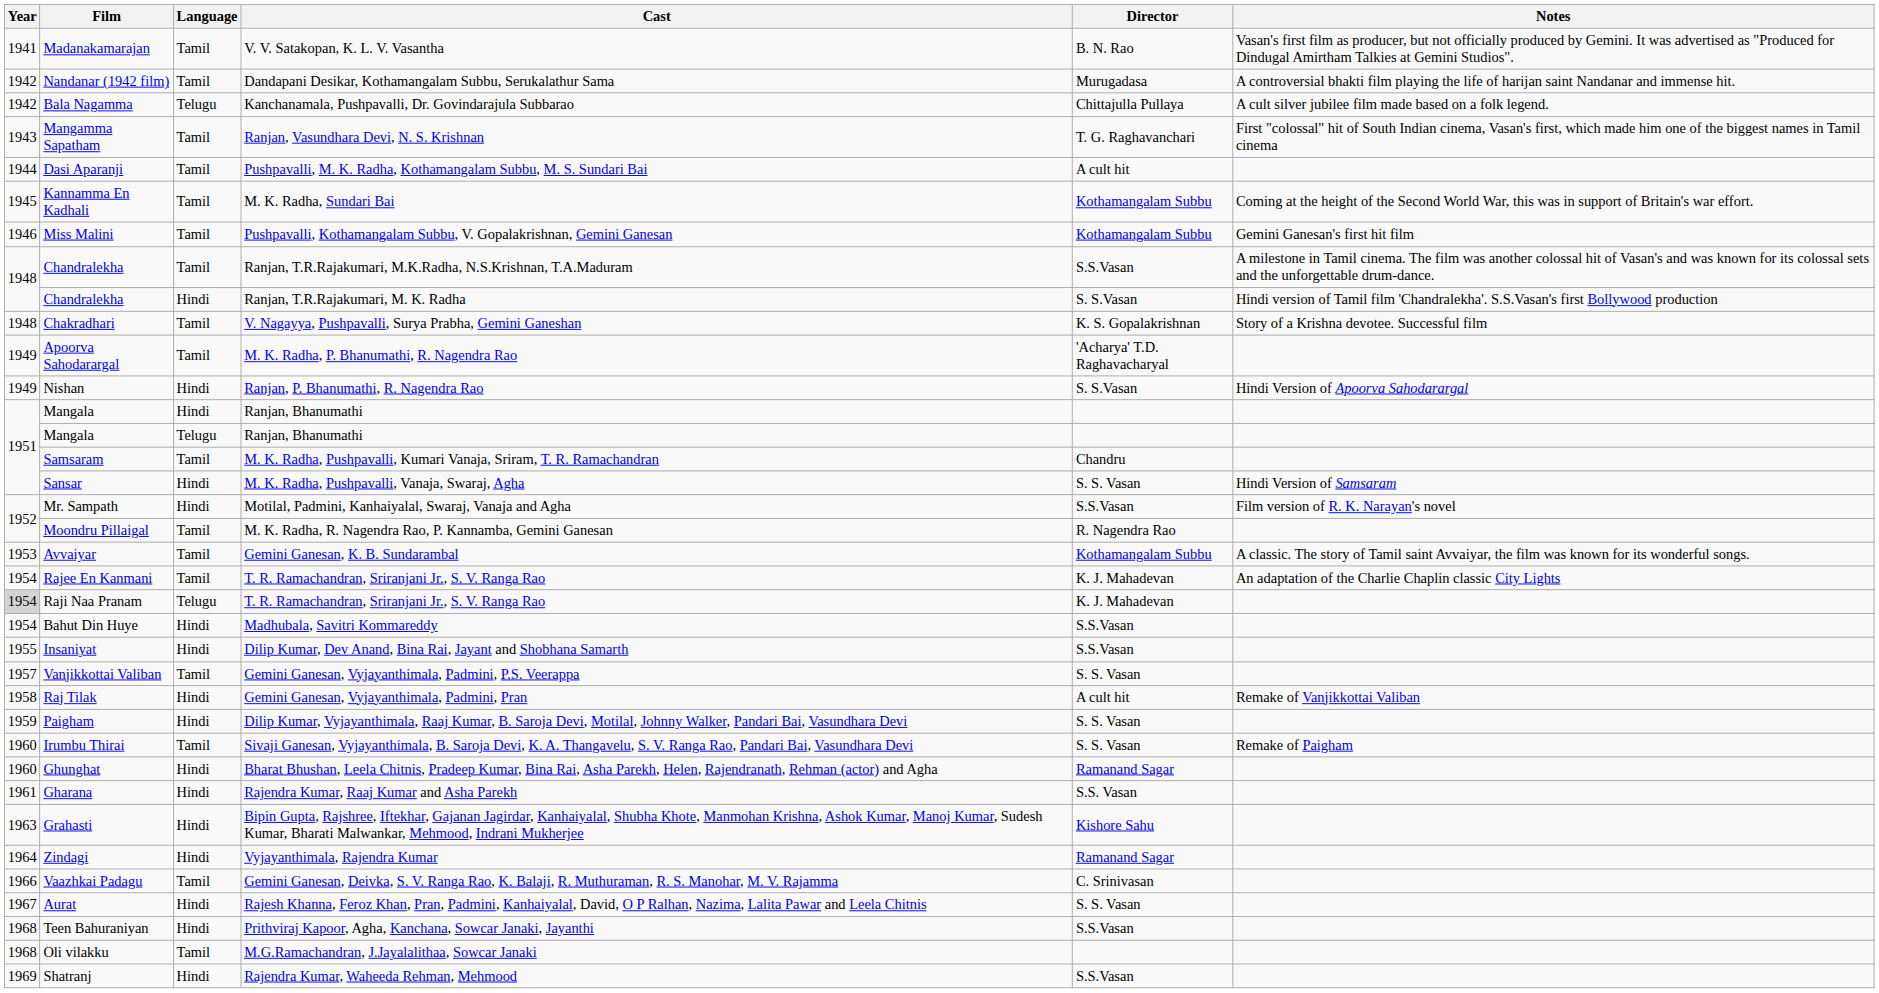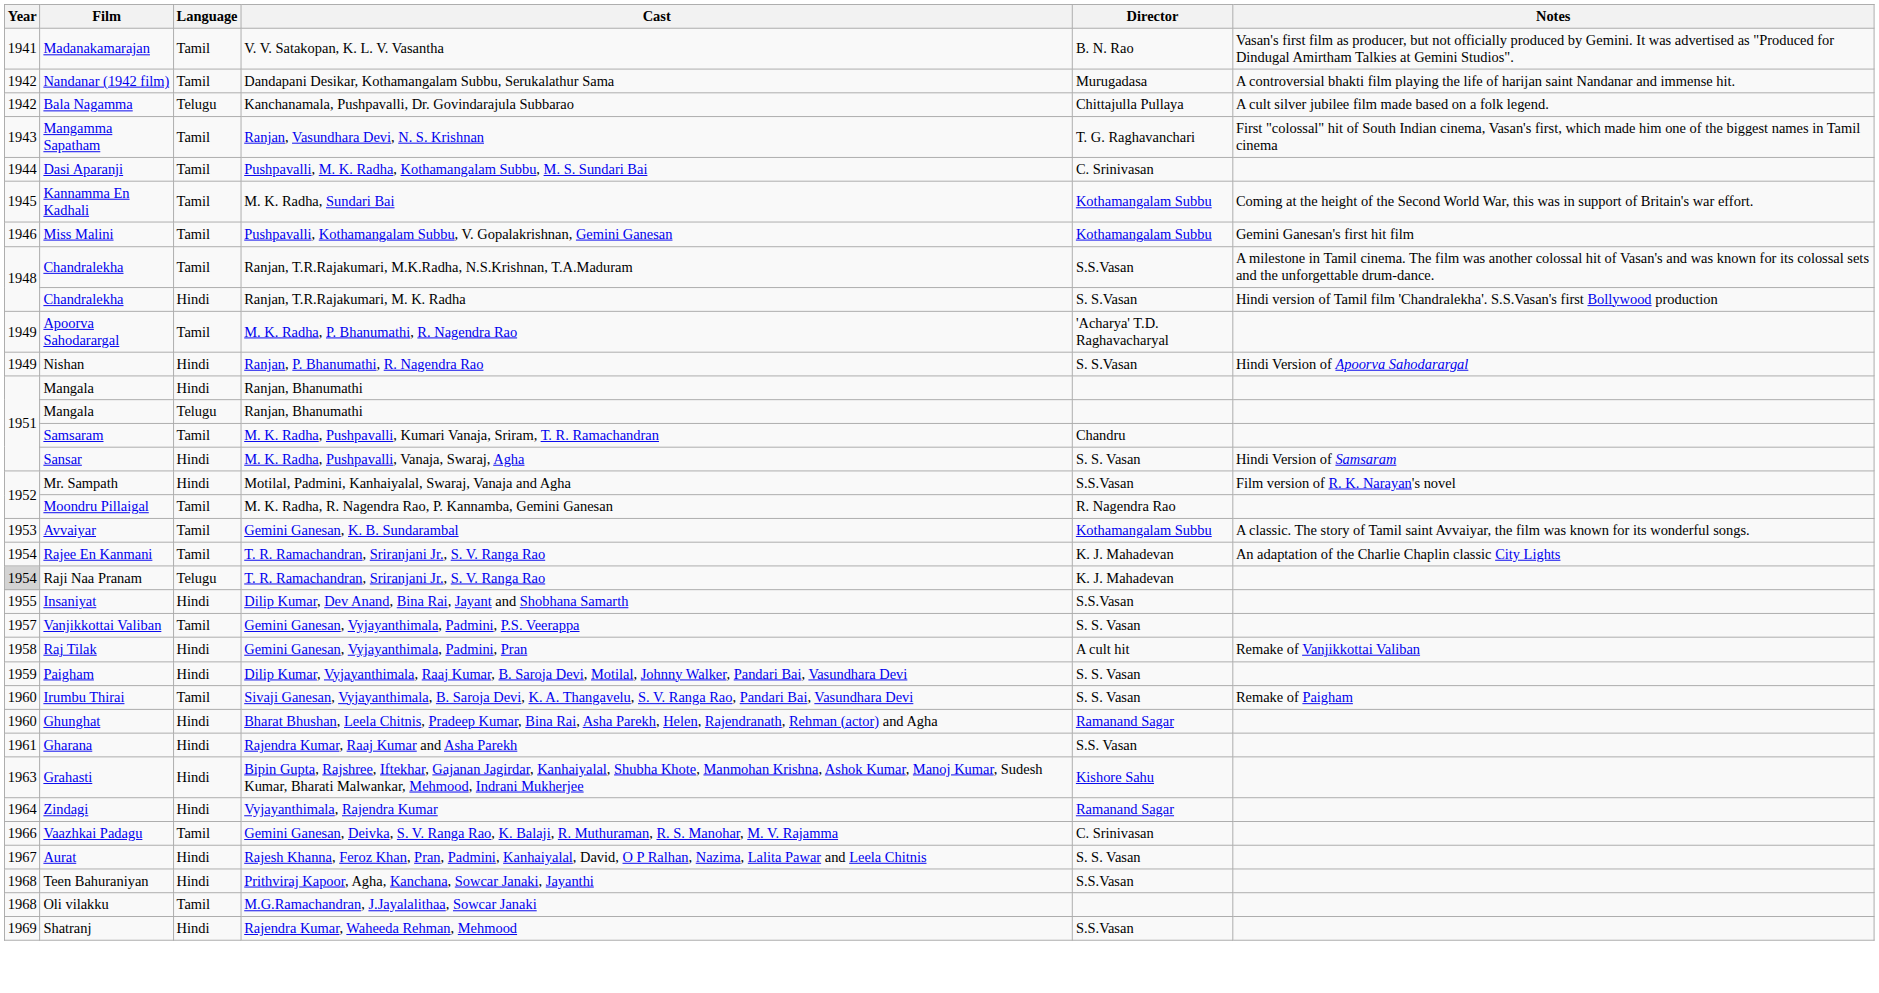(1103, 169) A cult hit -> (1115, 169) C. Srinivasan
- row: (79, 323)
- row: (91, 625)
